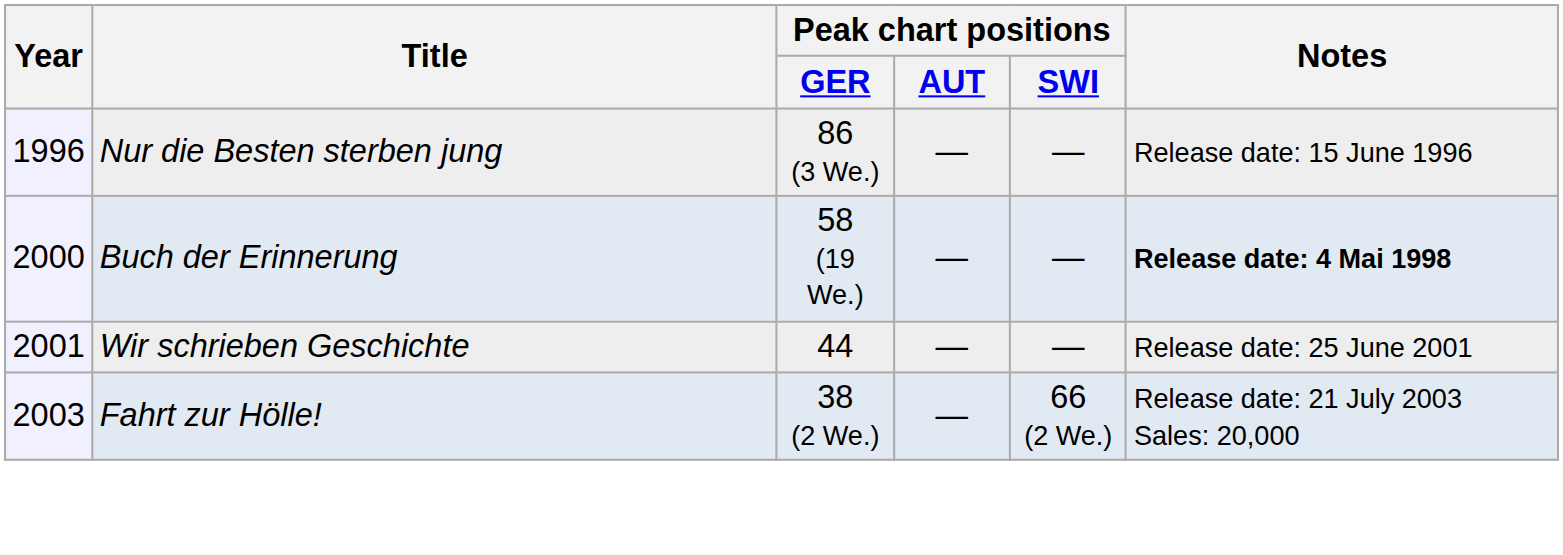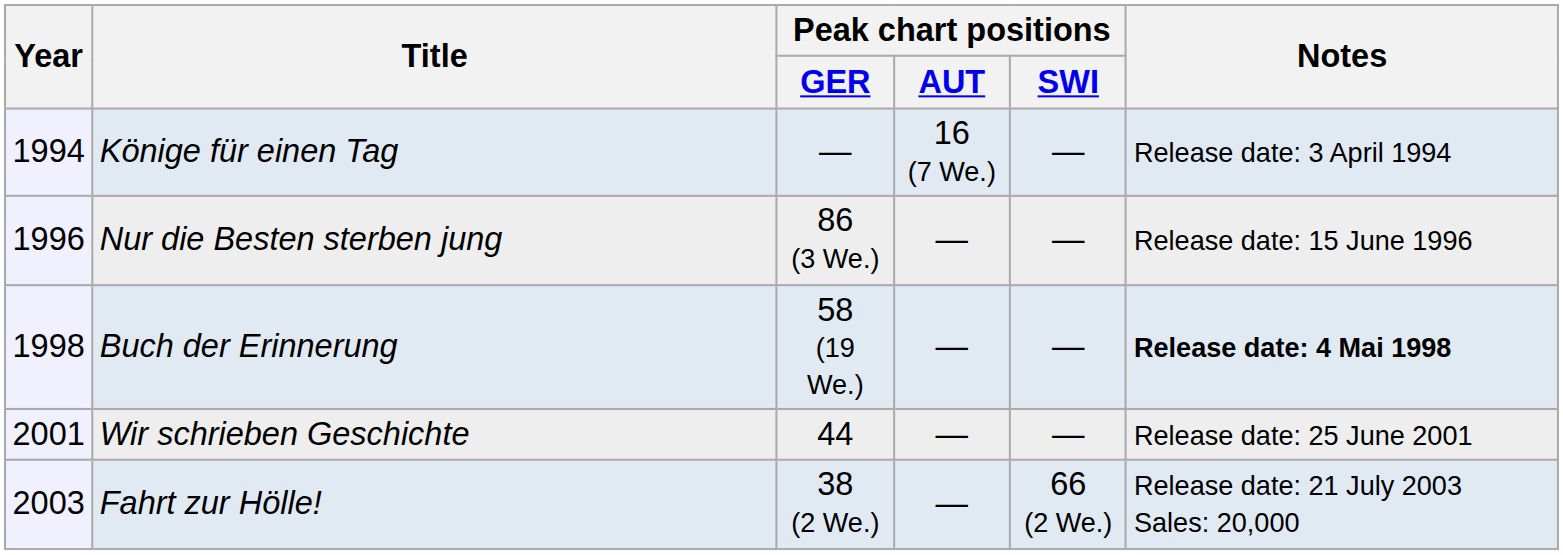+ row: (249, 151)
(49, 257) 2000 -> (49, 345) 1998
